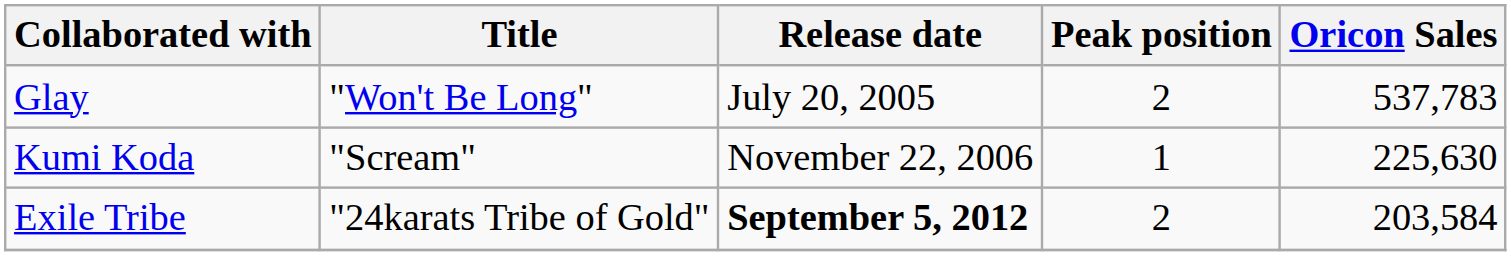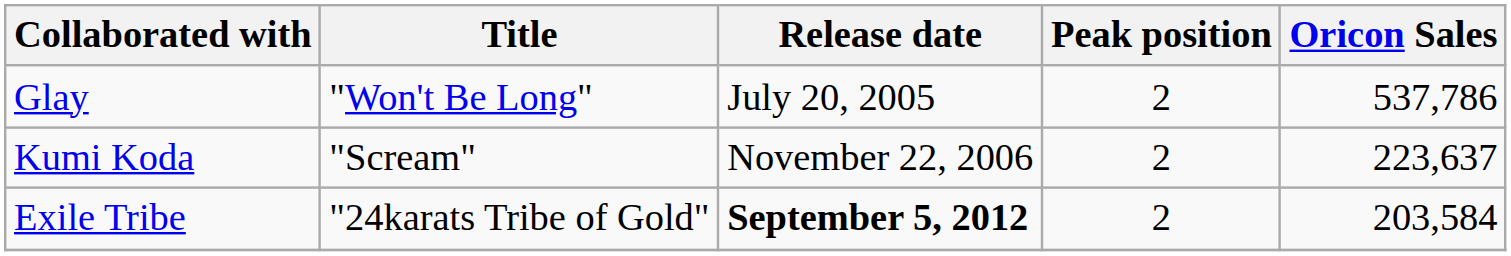(1435, 95) 537,783 -> (1435, 95) 537,786
(1161, 156) 1 -> (1161, 156) 2
(1435, 156) 225,630 -> (1435, 156) 223,637
